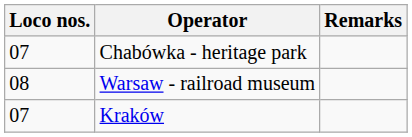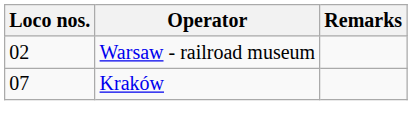- row: (203, 52)
(19, 83) 08 -> (19, 52) 02
